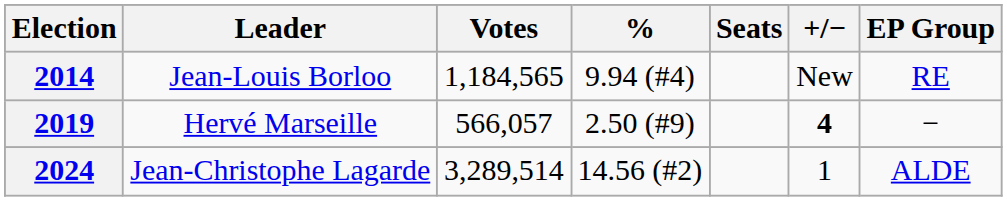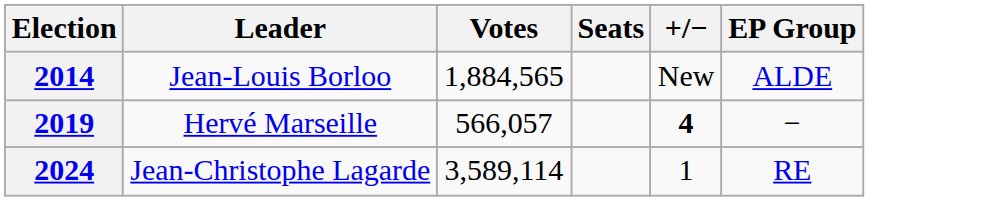- column: (640, 28)
(504, 75) 1,184,565 -> (504, 75) 1,884,565
(931, 75) RE -> (792, 75) ALDE
(504, 170) 3,289,514 -> (504, 170) 3,589,114
(931, 170) ALDE -> (792, 170) RE
